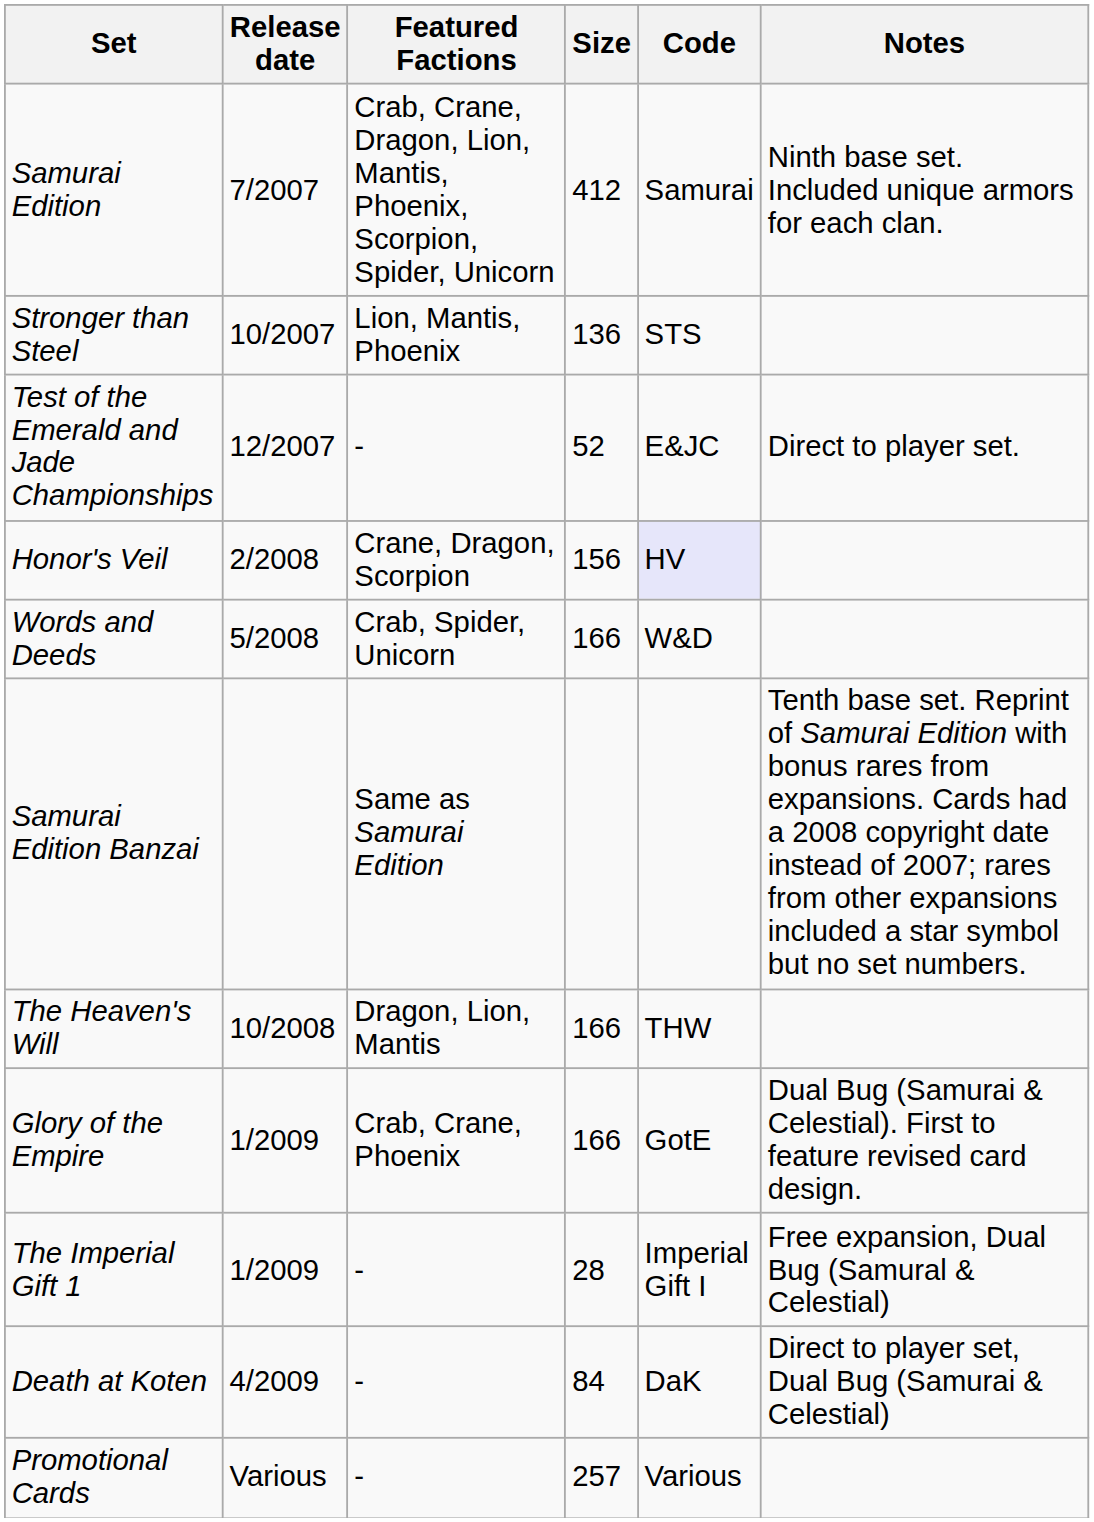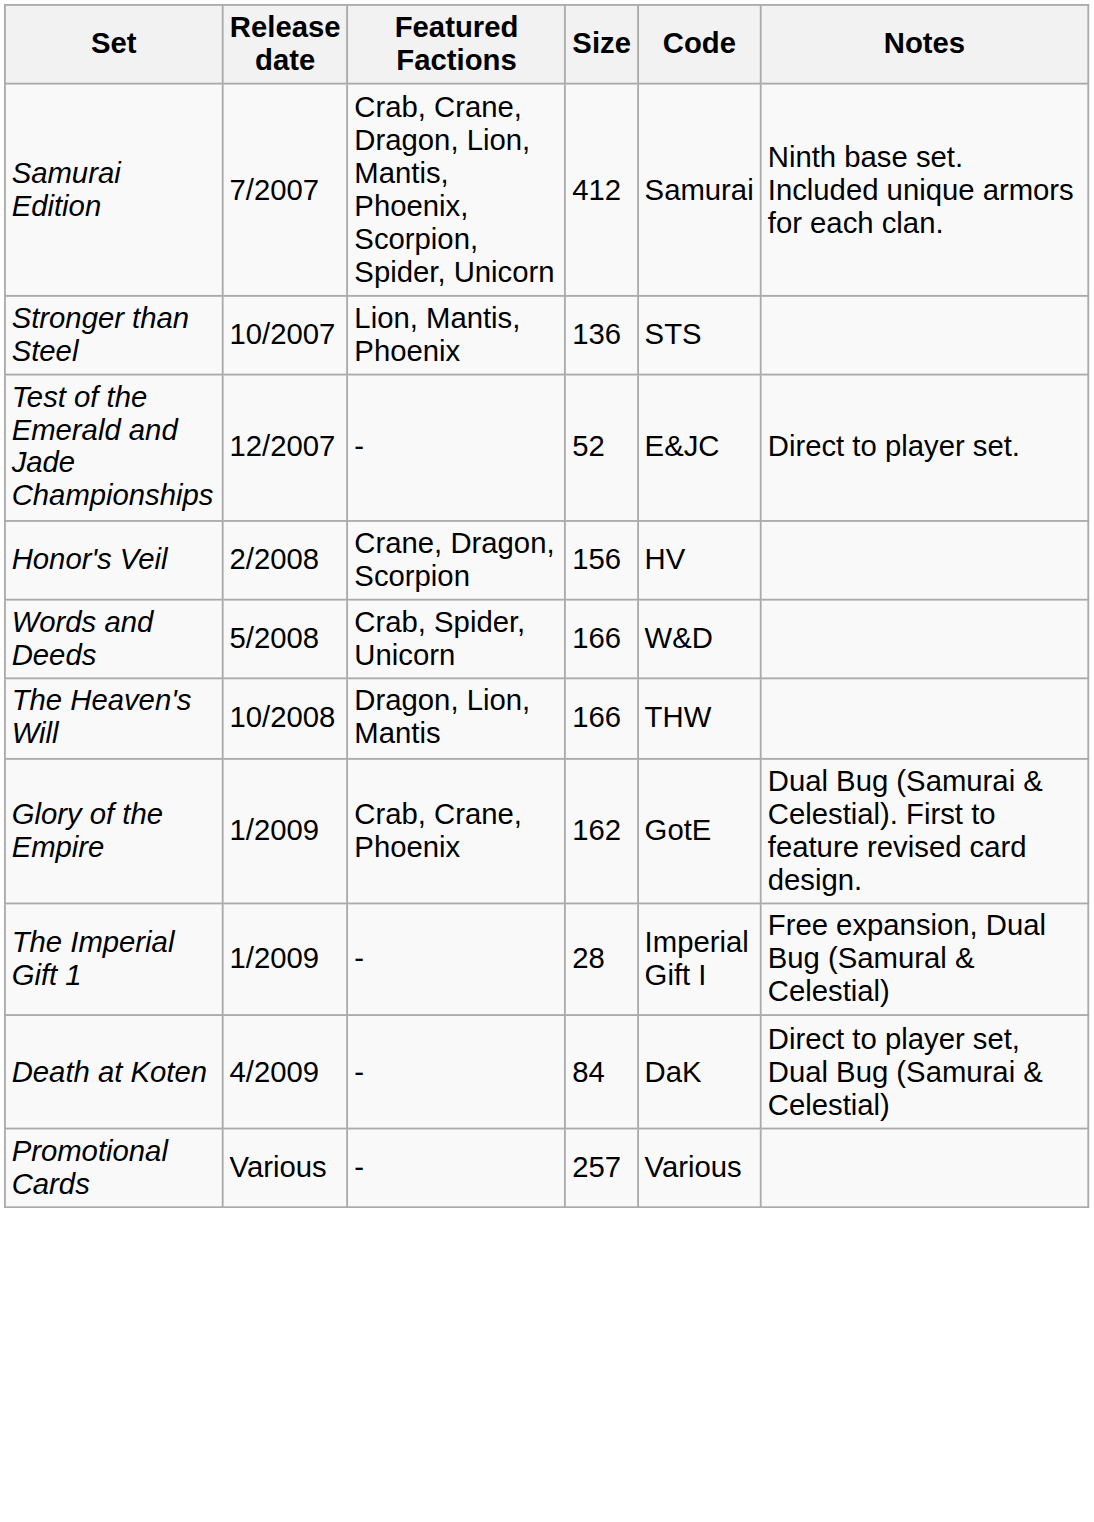(665, 559) lavender background -> (665, 559) no background
- row: (105, 833)
(597, 1140) 166 -> (597, 830) 162
